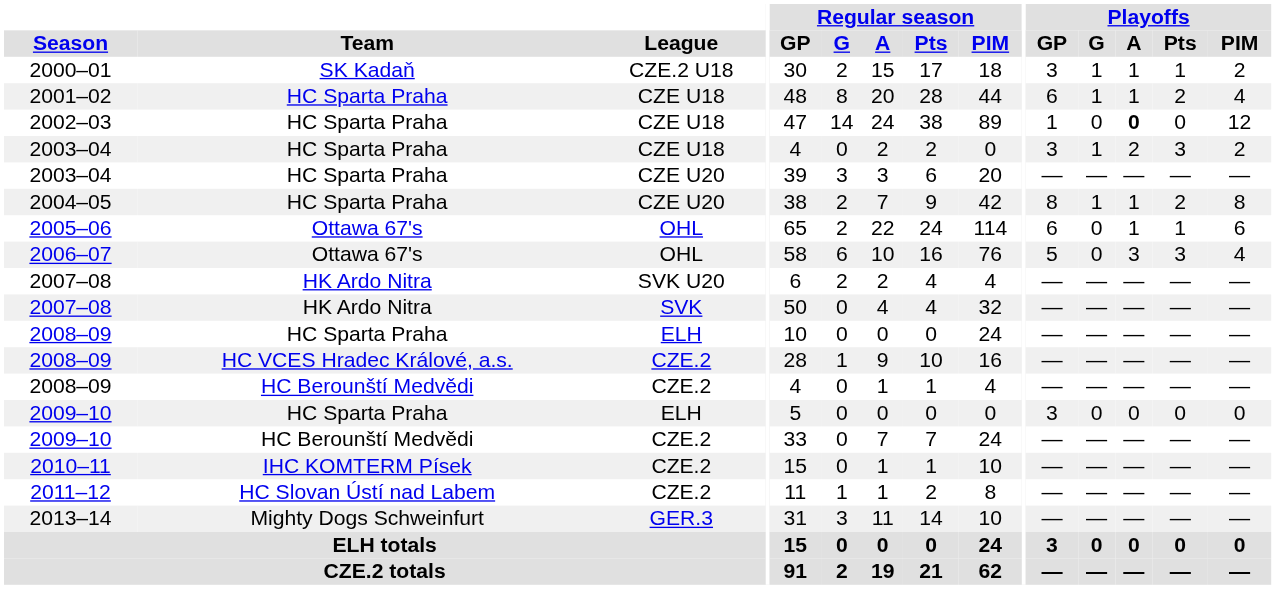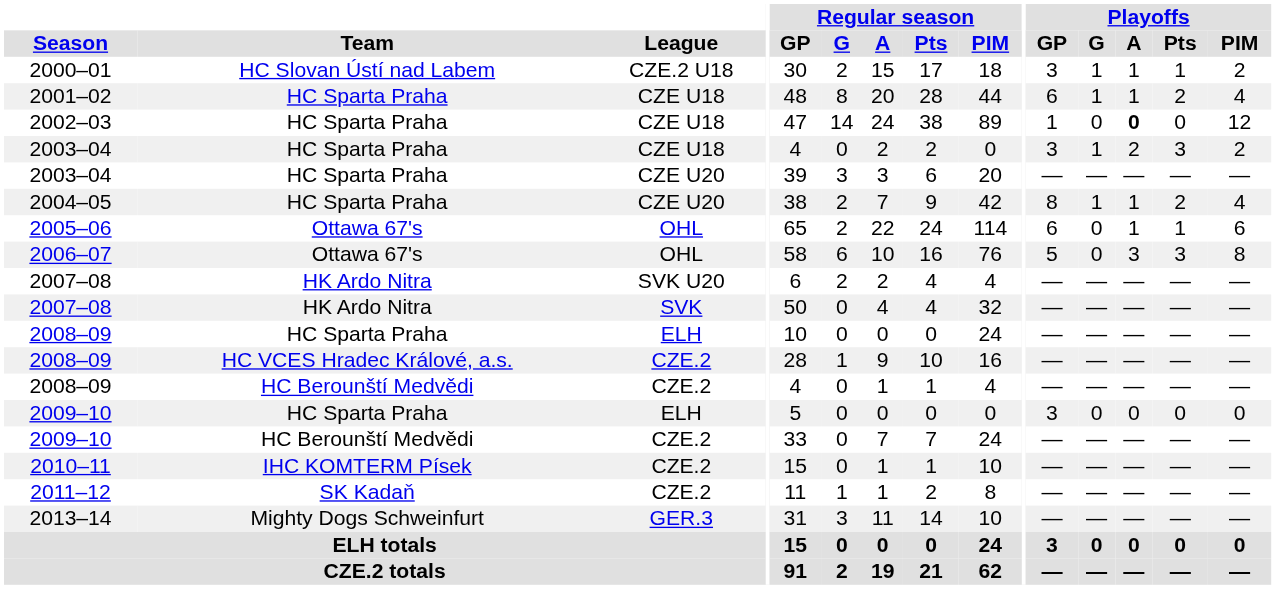(367, 69) SK Kadaň -> (367, 69) HC Slovan Ústí nad Labem
(1240, 201) 8 -> (1240, 201) 4
(1240, 254) 4 -> (1240, 254) 8
(367, 492) HC Slovan Ústí nad Labem -> (367, 492) SK Kadaň
